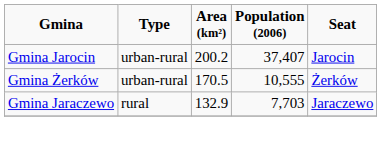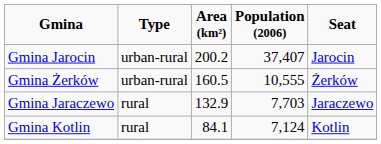(211, 80) 170.5 -> (211, 80) 160.5
+ row: (49, 127)
